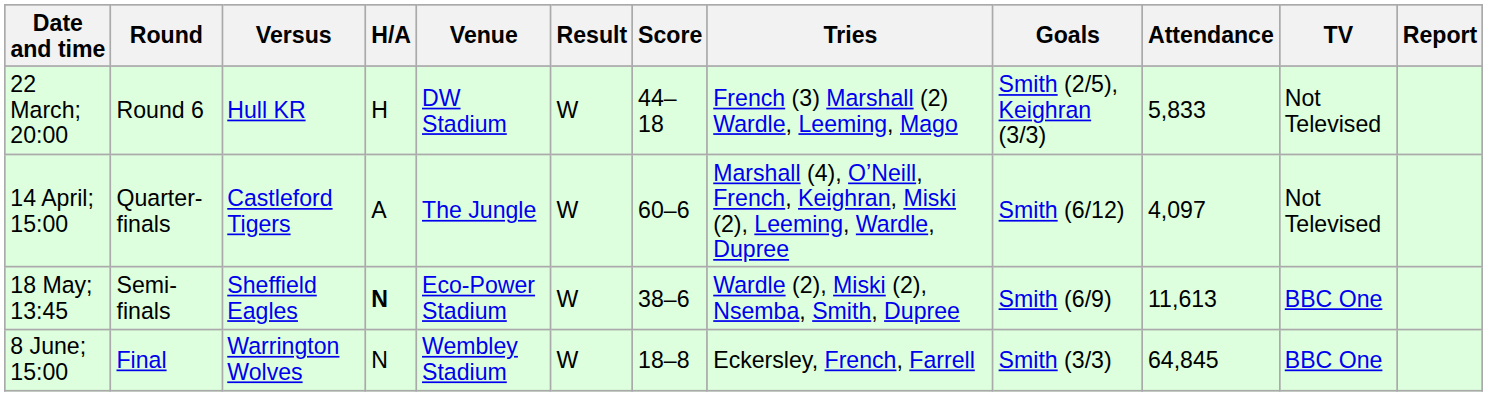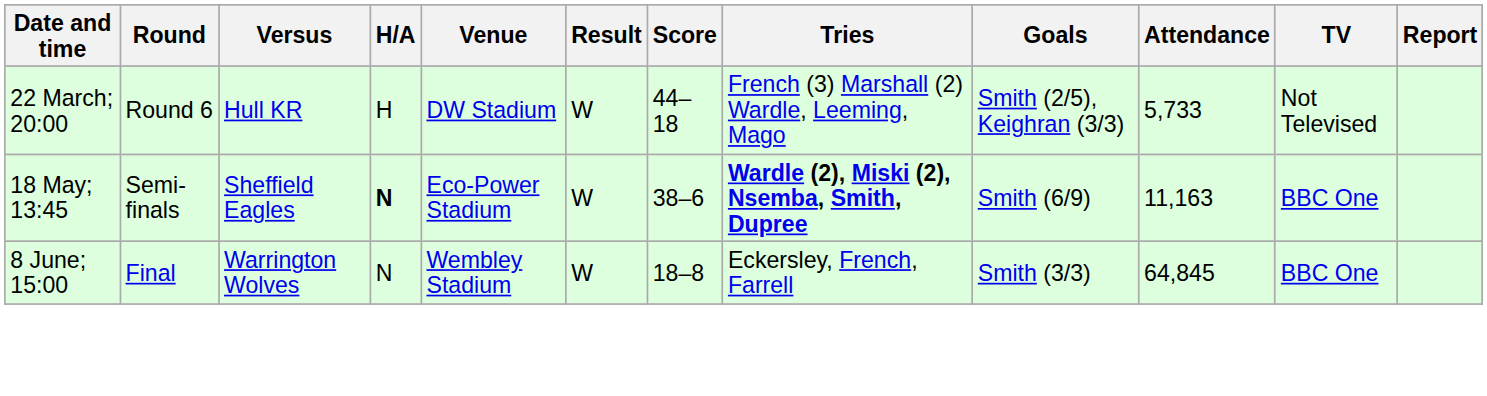(1177, 110) 5,833 -> (1173, 110) 5,733
- row: (52, 210)
(837, 298) normal -> (839, 198) bold
(1182, 298) 11,613 -> (1179, 198) 11,163
